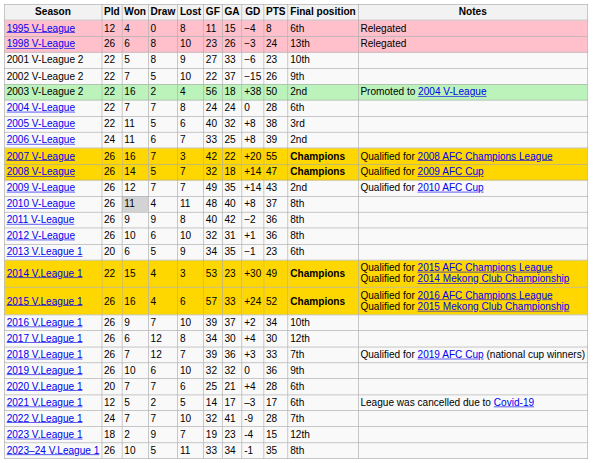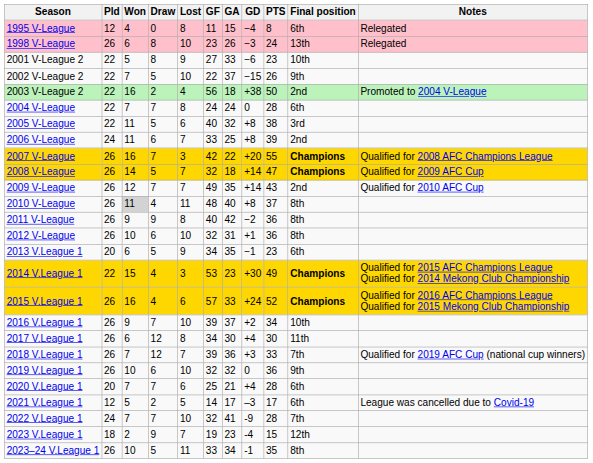(300, 338) 12th -> (300, 338) 11th
